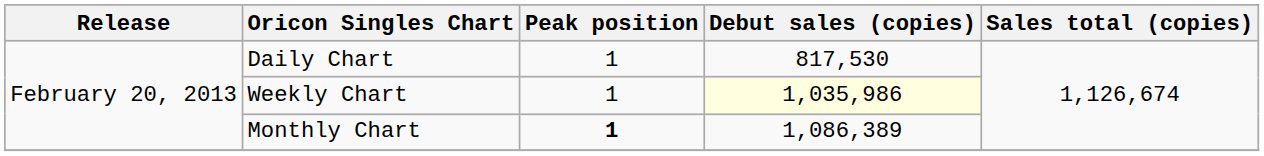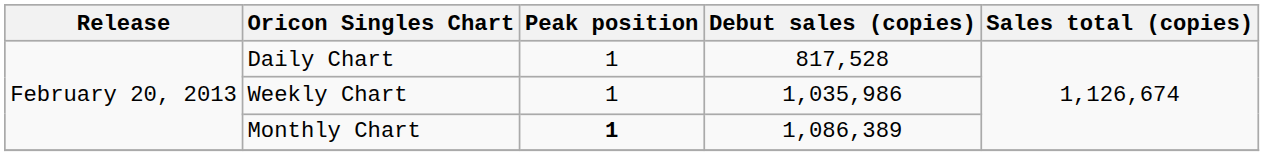(842, 59) 817,530 -> (842, 59) 817,528
(842, 95) lightyellow background -> (842, 95) no background
